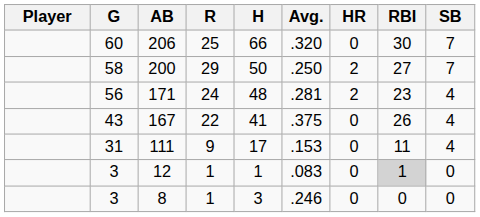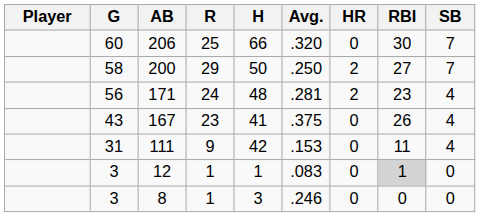(210, 120) 22 -> (210, 120) 23
(258, 146) 17 -> (258, 146) 42
